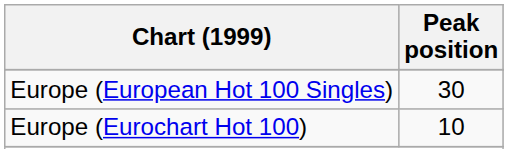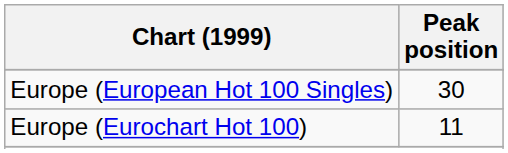(451, 127) 10 -> (451, 127) 11
